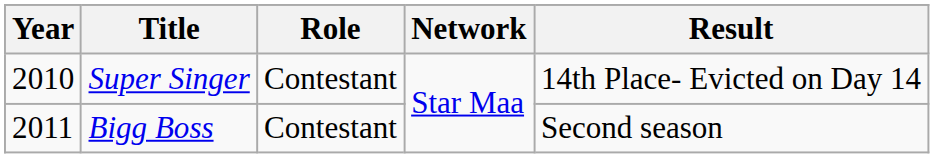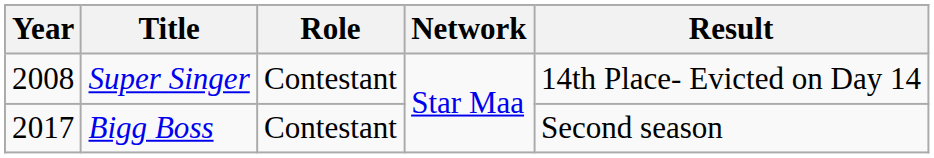(43, 78) 2010 -> (43, 78) 2008
(43, 127) 2011 -> (43, 127) 2017
